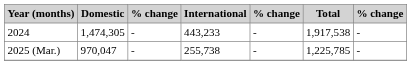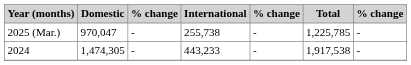rows swapped: (34, 51) <-> (18, 32)
